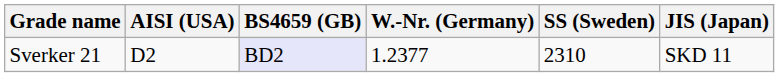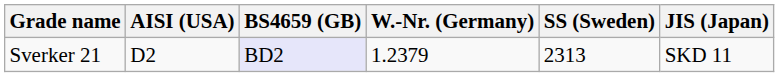(400, 54) 1.2377 -> (400, 54) 1.2379
(565, 54) 2310 -> (565, 54) 2313
